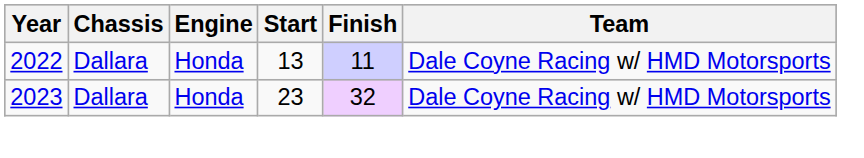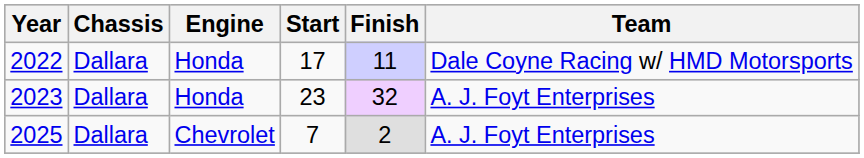(290, 61) 13 -> (313, 61) 17
(619, 98) Dale Coyne Racing w/ HMD Motorsports -> (543, 98) A. J. Foyt Enterprises
+ row: (36, 135)
